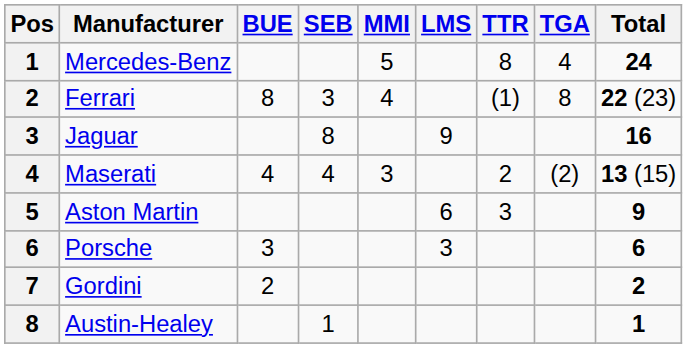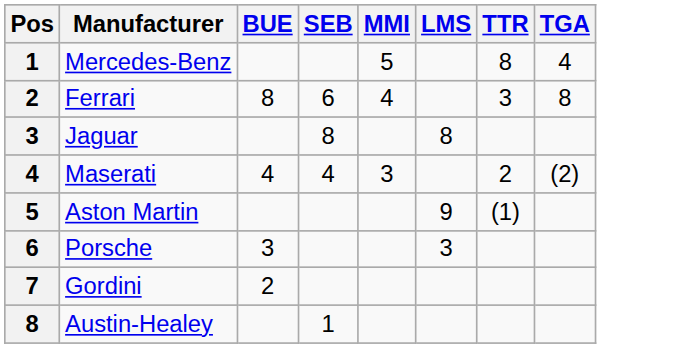- column: (639, 24)
(328, 99) 3 -> (328, 99) 6
(505, 99) (1) -> (505, 99) 3
(446, 137) 9 -> (446, 137) 8
(446, 212) 6 -> (446, 212) 9
(505, 212) 3 -> (505, 212) (1)
